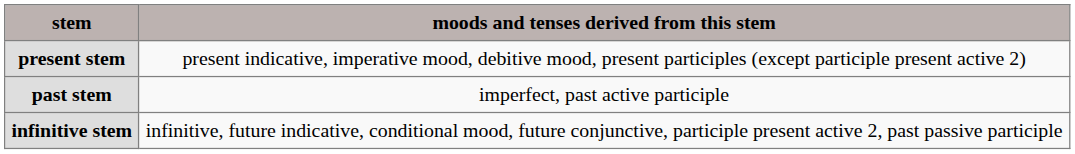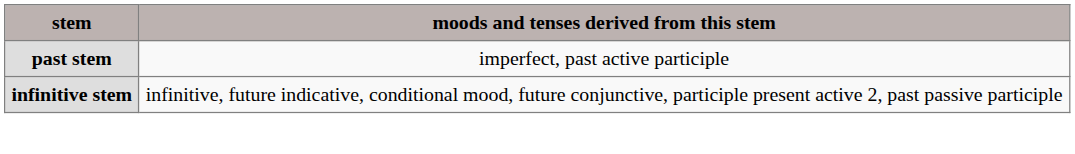- row: (72, 58)
